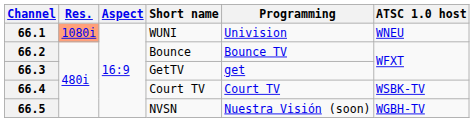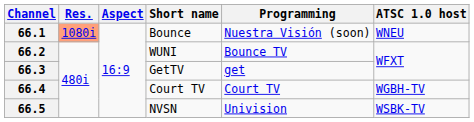(163, 33) WUNI -> (170, 33) Bounce
(256, 33) Univision -> (297, 33) Nuestra Visión (soon)
(170, 52) Bounce -> (163, 52) WUNI
(400, 89) WSBK-TV -> (400, 89) WGBH-TV
(297, 108) Nuestra Visión (soon) -> (256, 108) Univision
(400, 108) WGBH-TV -> (400, 108) WSBK-TV
